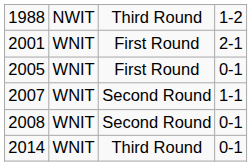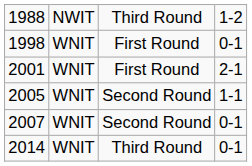+ row: (27, 43)
(157, 69) First Round -> (157, 95) Second Round
(231, 69) 0-1 -> (231, 95) 1-1
(231, 95) 1-1 -> (231, 122) 0-1
- row: (27, 122)
